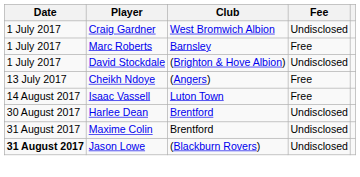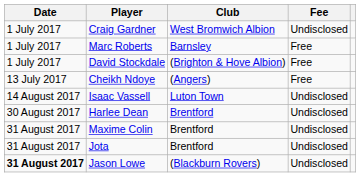(319, 63) Undisclosed -> (301, 63) Free
(301, 96) Free -> (319, 96) Undisclosed
+ row: (99, 146)
